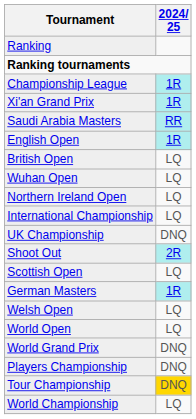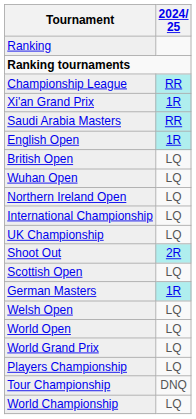(174, 83) 1R -> (174, 83) RR
(174, 234) DNQ -> (174, 234) LQ
(174, 347) DNQ -> (174, 347) LQ
(174, 366) DNQ -> (174, 366) LQ
(174, 385) gold background -> (174, 385) no background
